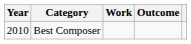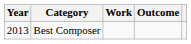(18, 30) 2010 -> (18, 30) 2013
